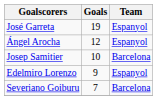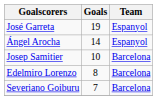(95, 42) 12 -> (95, 42) 14
(95, 73) 9 -> (95, 73) 8
(129, 73) Espanyol -> (131, 73) Barcelona
